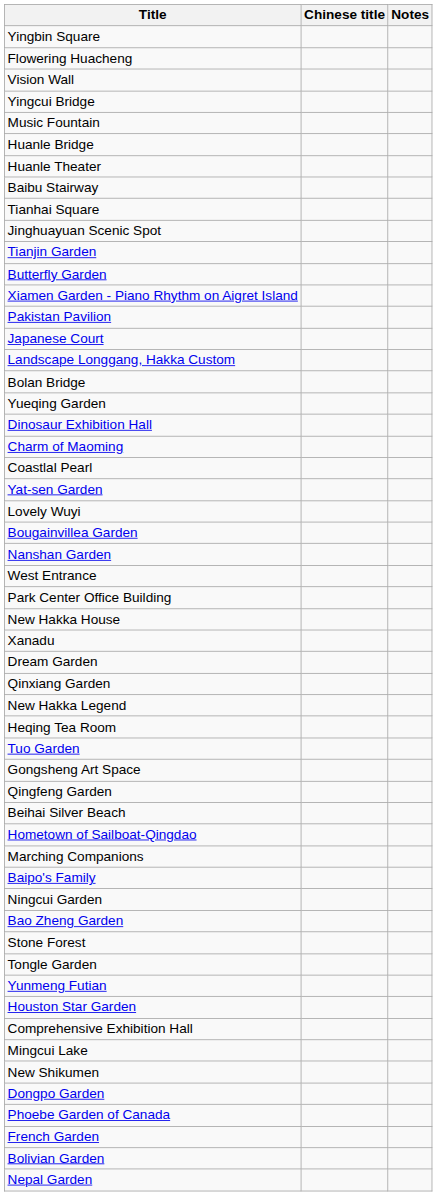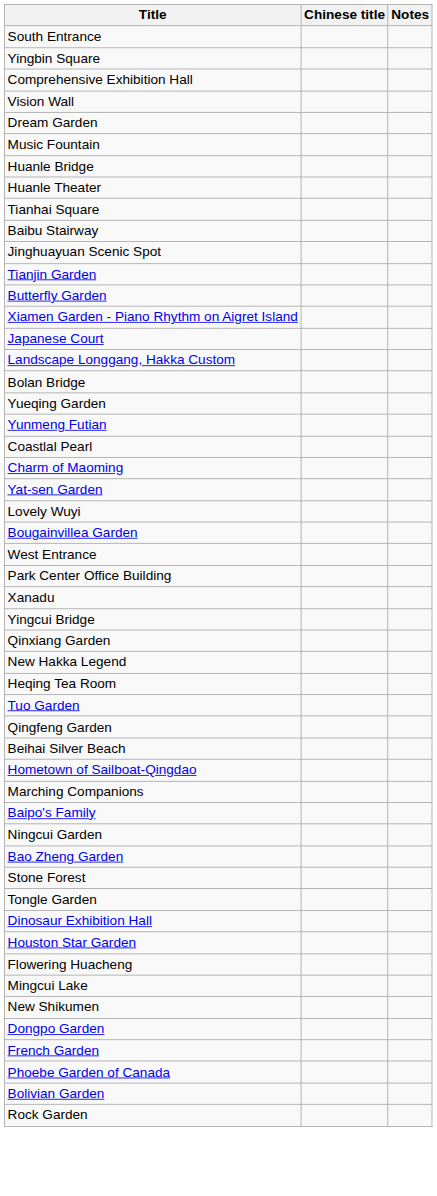+ row: (54, 36)
rows swapped: (100, 1029) <-> (70, 58)
rows swapped: (51, 101) <-> (53, 662)
rows swapped: (53, 187) <-> (53, 209)
- row: (59, 317)
rows swapped: (80, 425) <-> (57, 985)
rows swapped: (50, 468) <-> (65, 446)
- row: (59, 554)
- row: (64, 619)
- row: (74, 770)
rows swapped: (89, 1115) <-> (53, 1136)
- row: (50, 1179)
+ row: (48, 1115)
